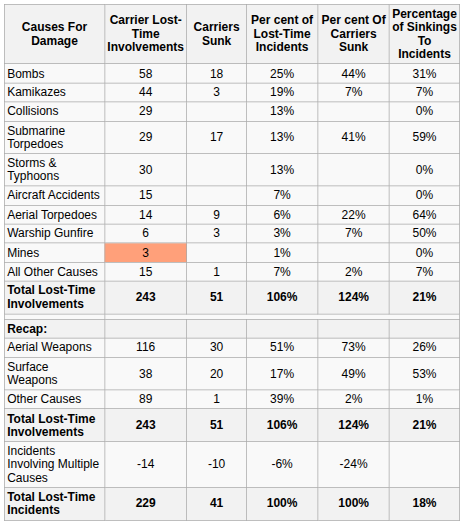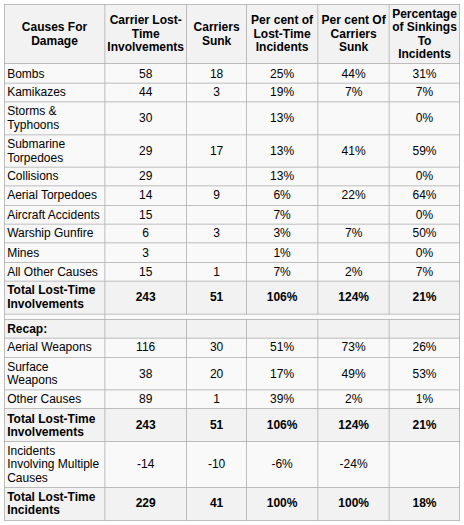rows swapped: (33, 169) <-> (33, 111)
rows swapped: (53, 195) <-> (52, 214)
(146, 252) lightsalmon background -> (146, 252) no background
